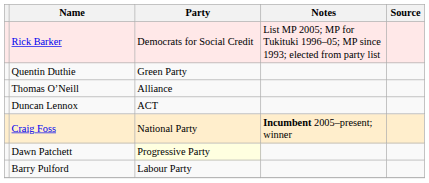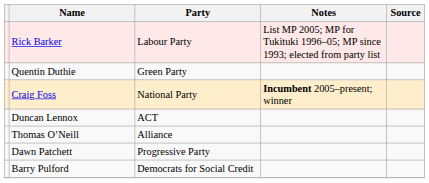(195, 42) Democrats for Social Credit -> (164, 42) Labour Party
rows swapped: (34, 129) <-> (45, 88)
(174, 152) lightyellow background -> (174, 152) no background
(164, 169) Labour Party -> (195, 169) Democrats for Social Credit
